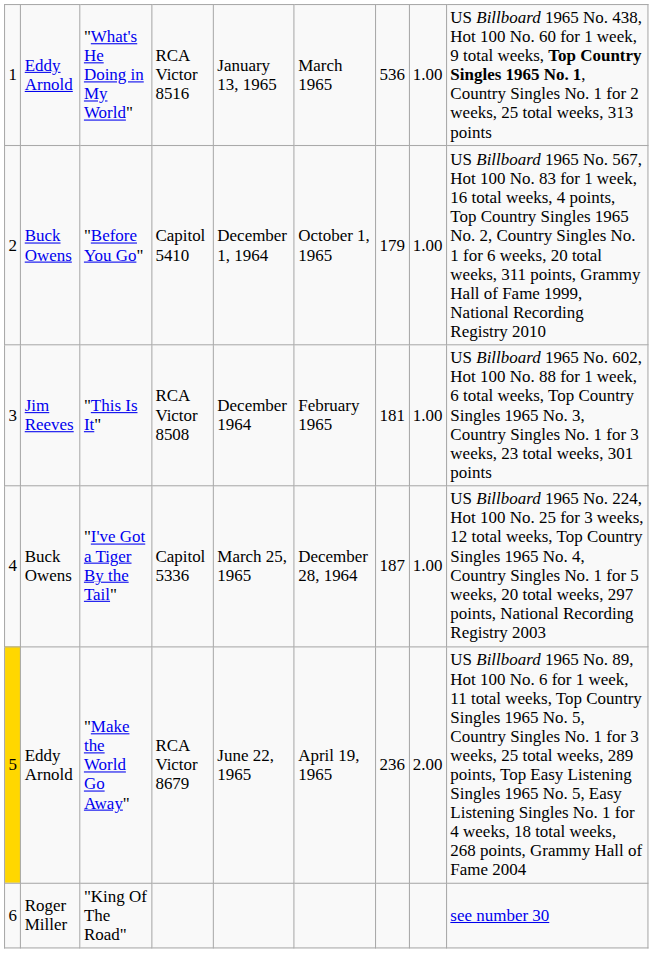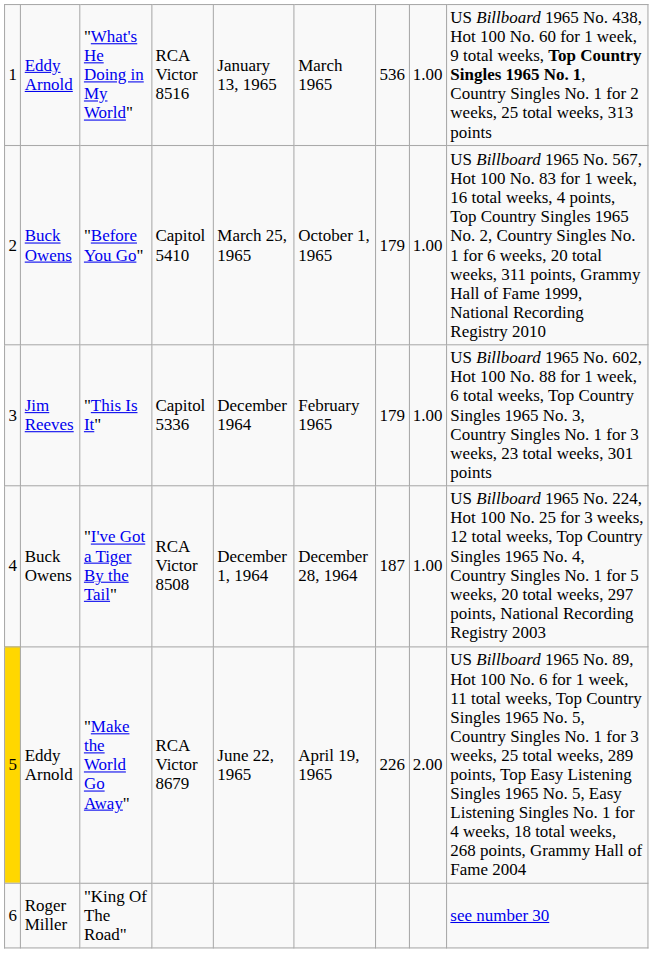(252, 245) December 1, 1964 -> (252, 245) March 25, 1965
(177, 415) RCA Victor 8508 -> (180, 415) Capitol 5336
(392, 415) 181 -> (392, 415) 179
(180, 566) Capitol 5336 -> (177, 566) RCA Victor 8508
(252, 566) March 25, 1965 -> (252, 566) December 1, 1964
(392, 764) 236 -> (392, 764) 226
